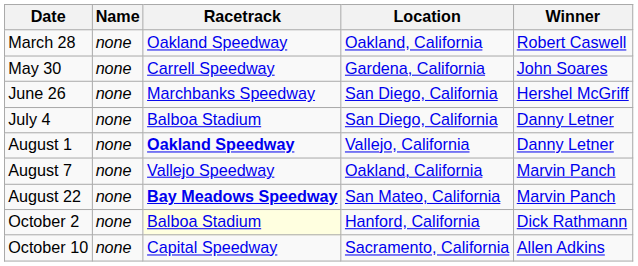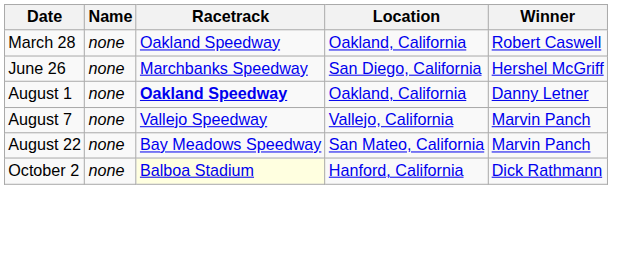- row: (35, 68)
- row: (29, 119)
(407, 145) Vallejo, California -> (398, 94) Oakland, California
(414, 171) Oakland, California -> (391, 119) Vallejo, California
(242, 196) bold -> (231, 145) normal
- row: (48, 247)
